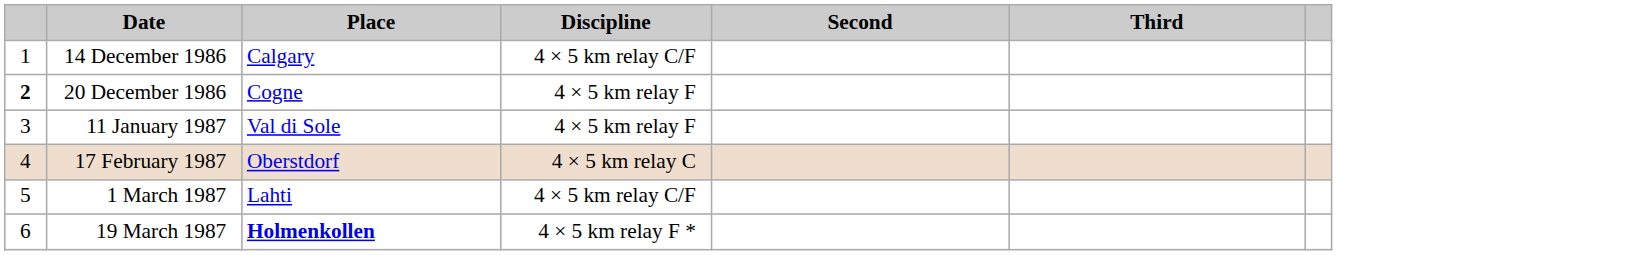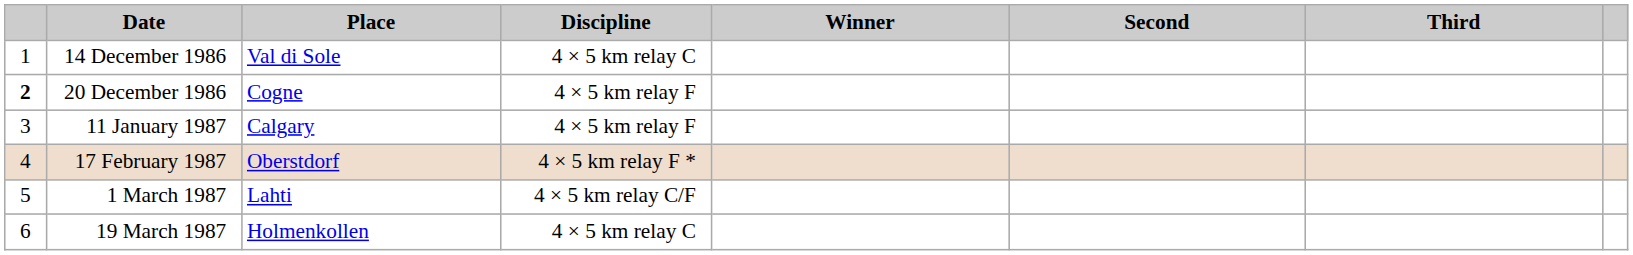+ column: (860, 21)
(281, 56) Calgary -> (294, 56) Val di Sole
(620, 56) 4 × 5 km relay C/F -> (629, 56) 4 × 5 km relay C
(294, 126) Val di Sole -> (281, 126) Calgary
(629, 161) 4 × 5 km relay C -> (622, 161) 4 × 5 km relay F *
(311, 230) bold -> (308, 230) normal
(622, 230) 4 × 5 km relay F * -> (629, 230) 4 × 5 km relay C
